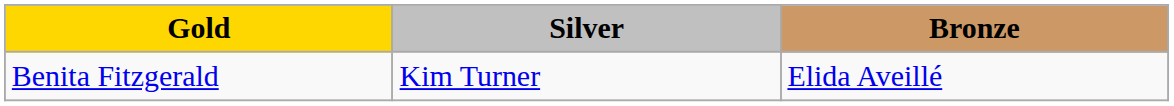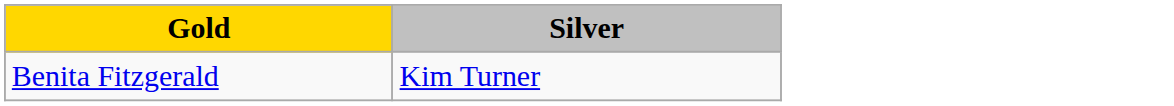- column: (974, 28)
